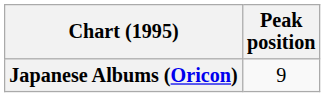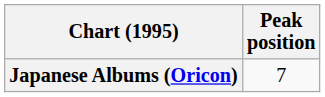(281, 75) 9 -> (281, 75) 7
